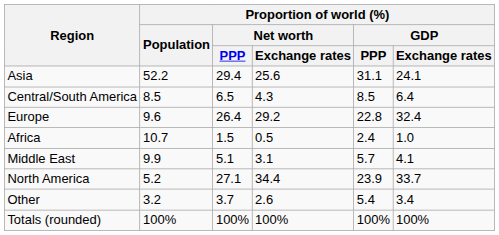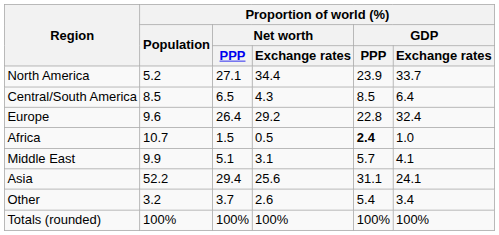rows swapped: (48, 179) <-> (20, 76)
(366, 138) normal -> (366, 138) bold
